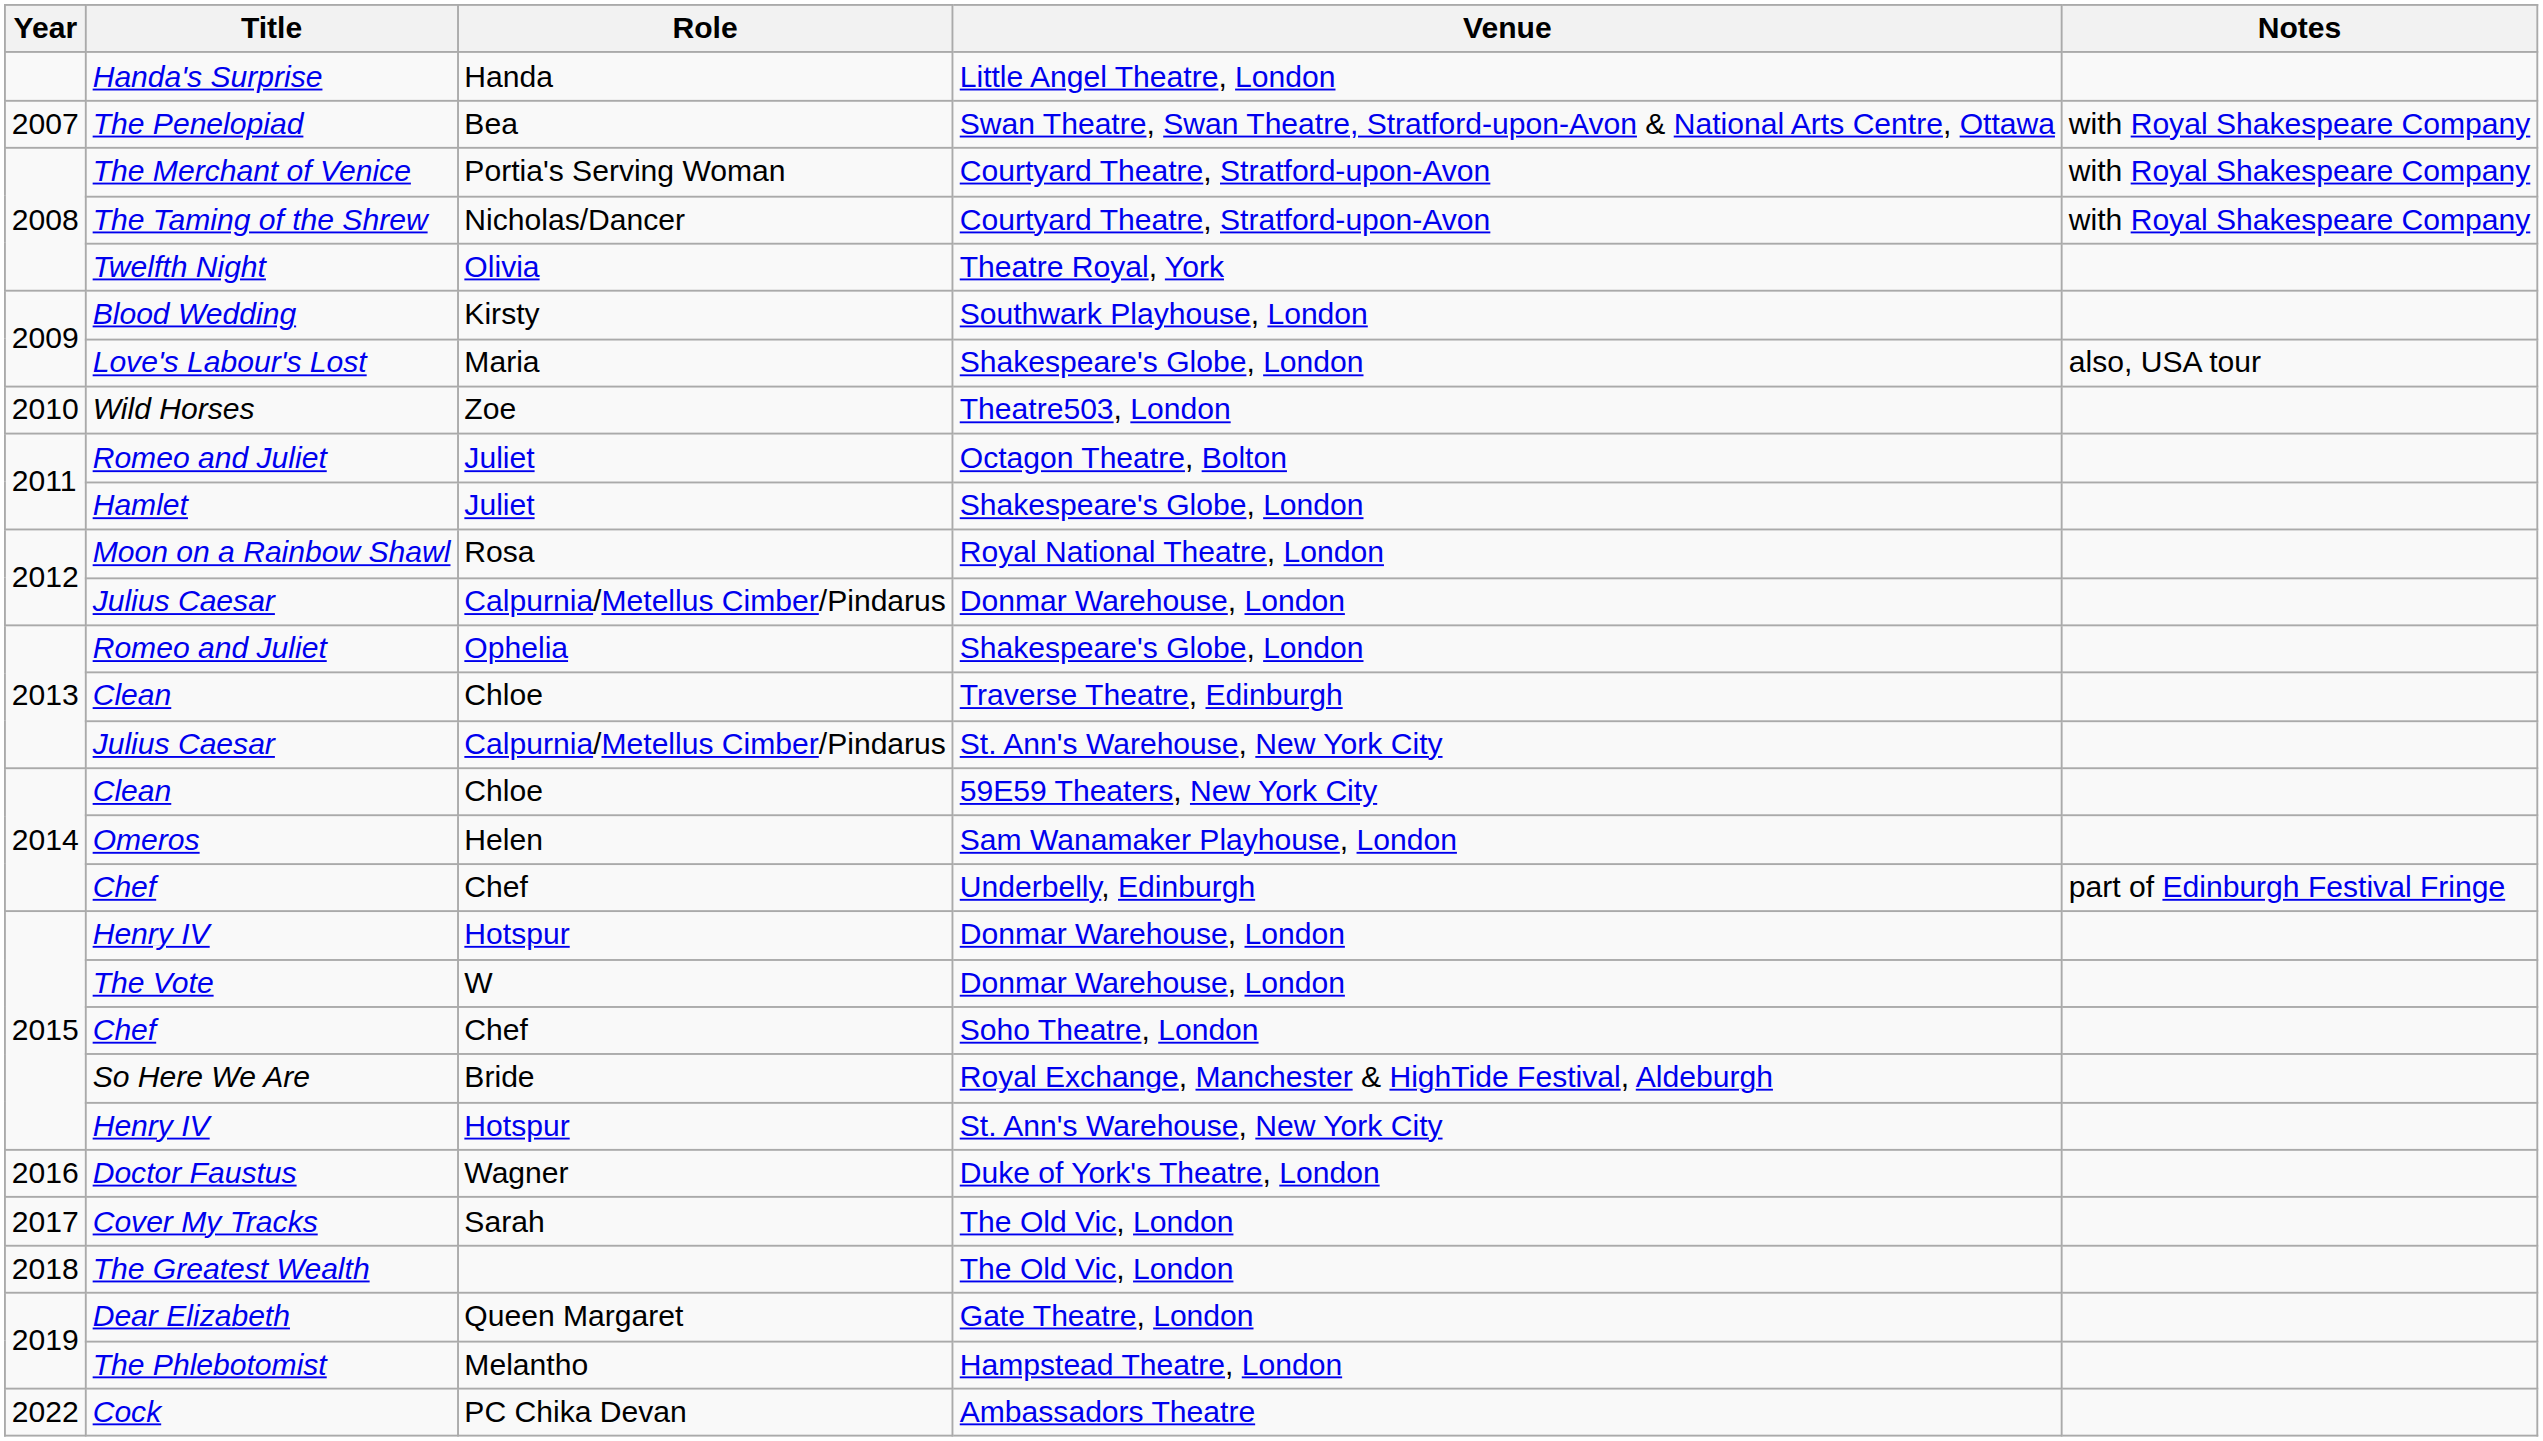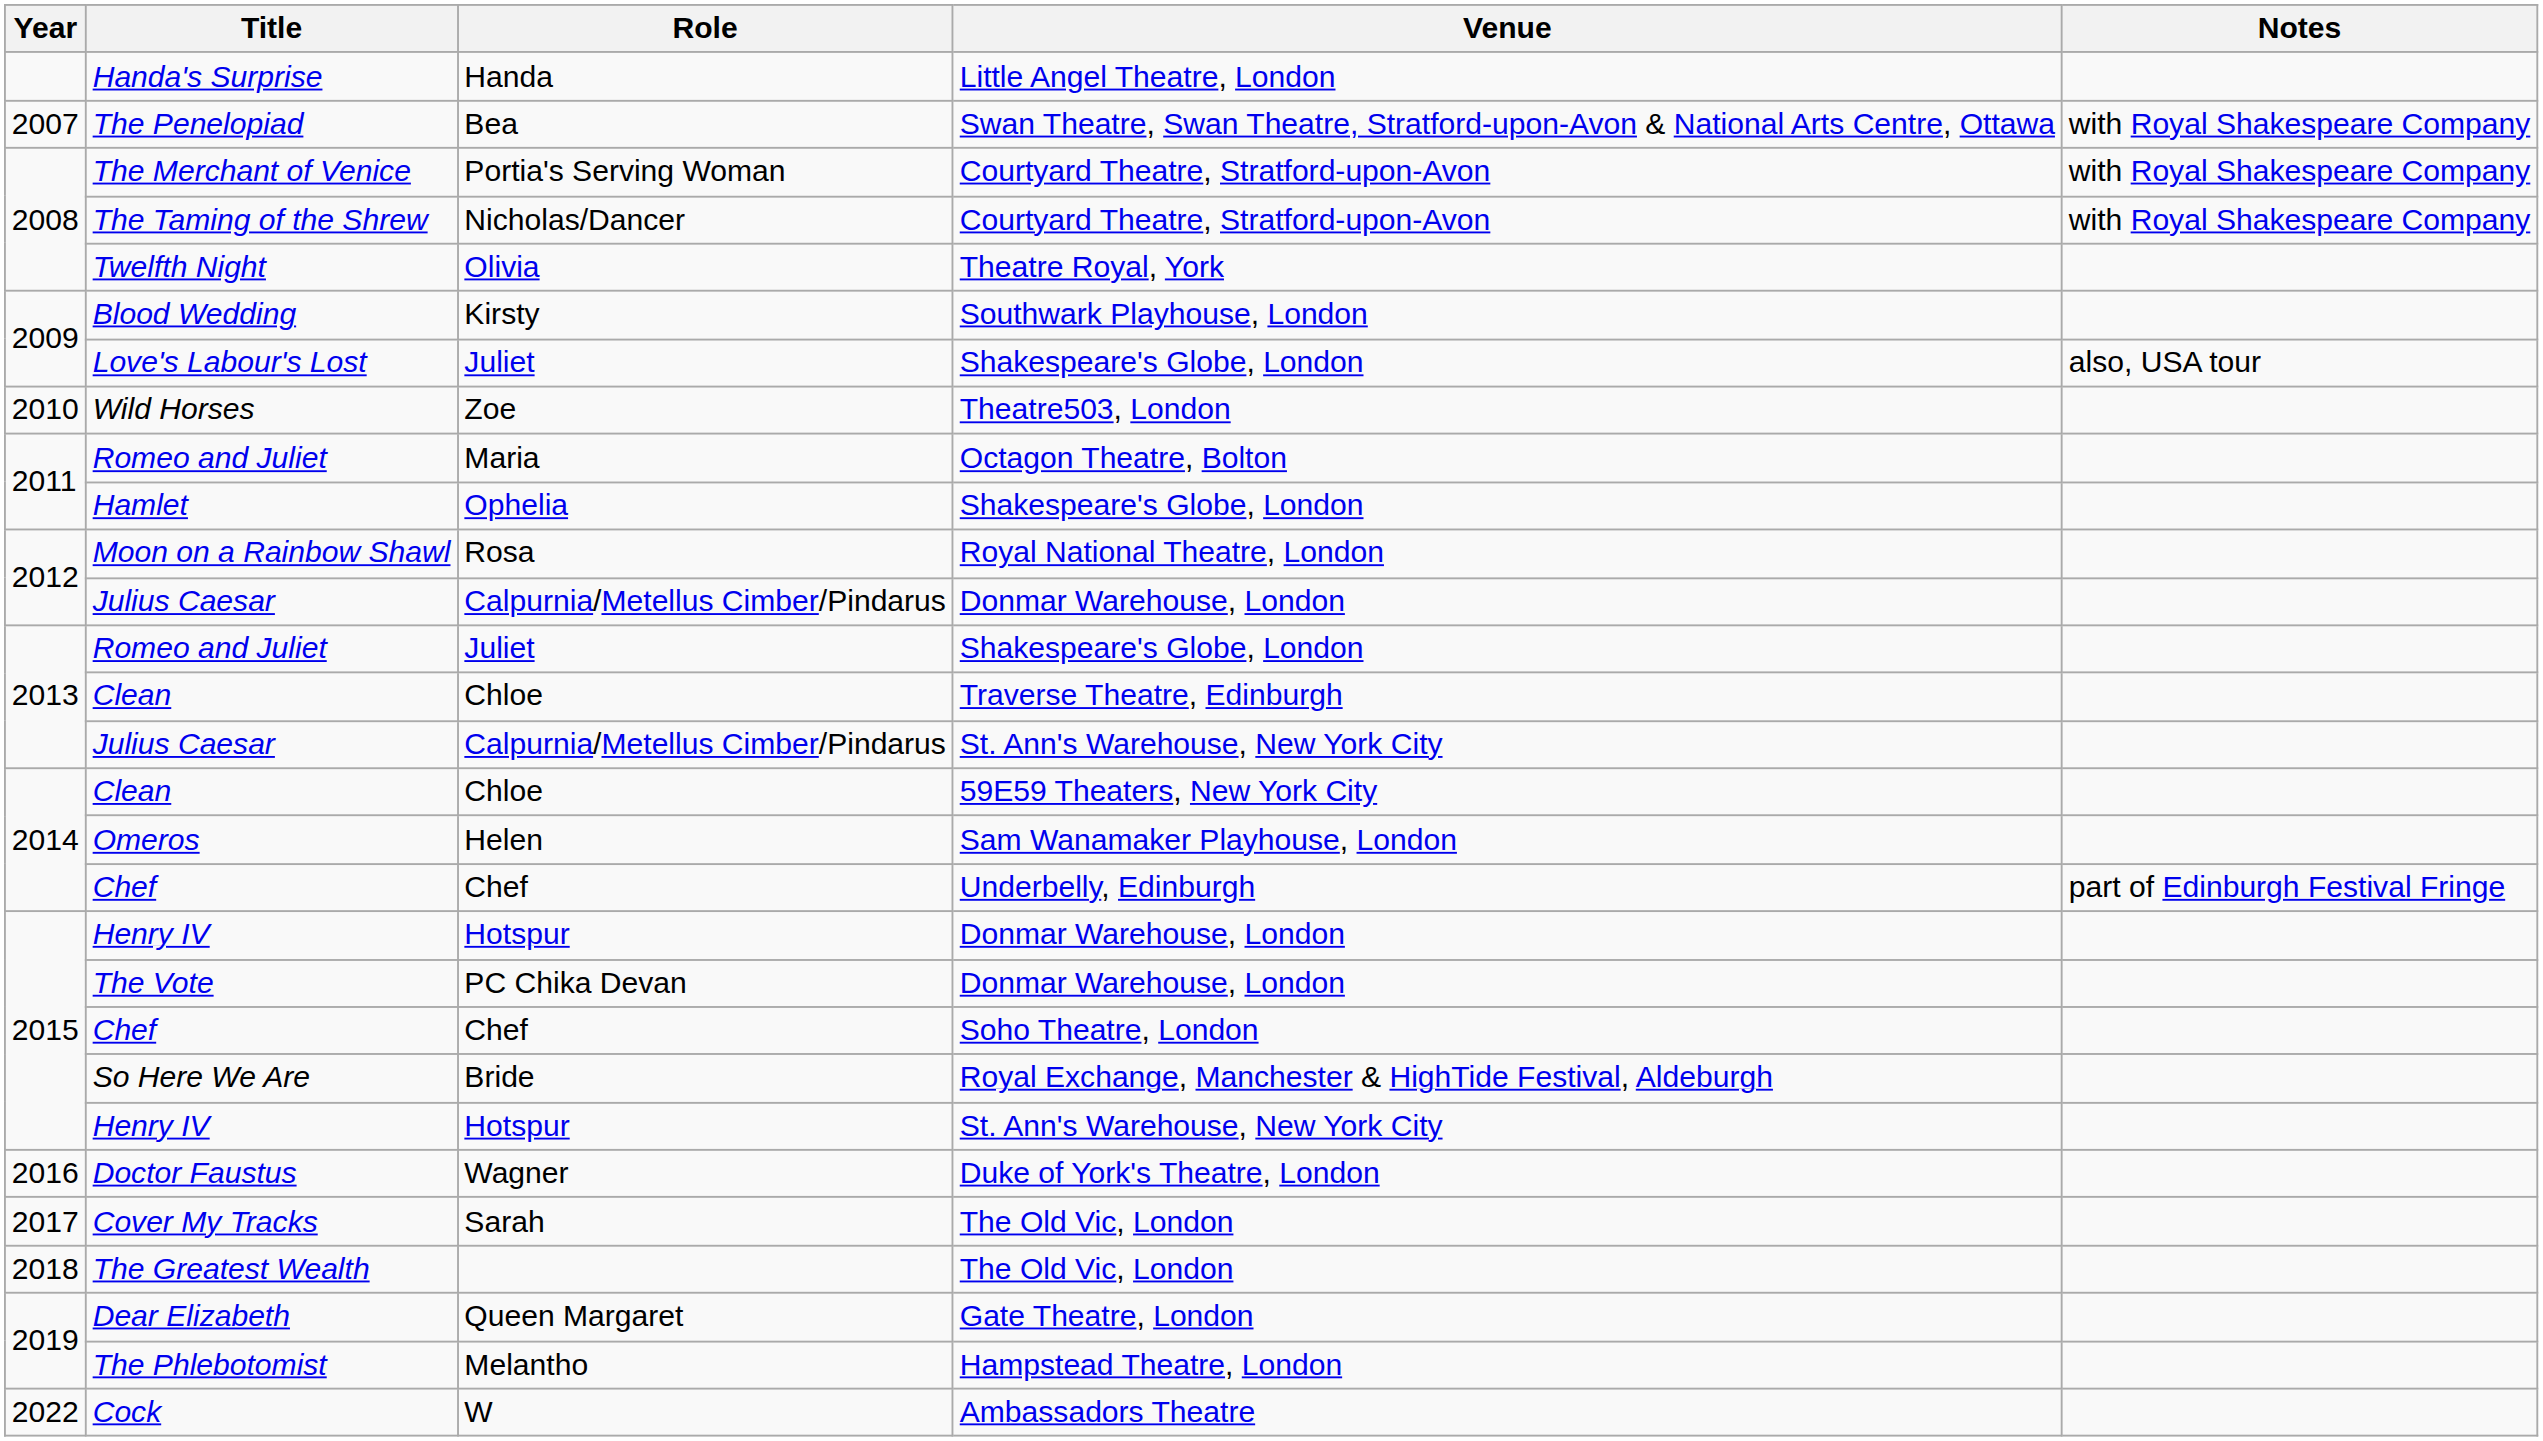(502, 362) Maria -> (499, 362) Juliet
(499, 457) Juliet -> (502, 457) Maria
(499, 505) Juliet -> (516, 505) Ophelia
(516, 648) Ophelia -> (499, 648) Juliet
(479, 982) W -> (576, 982) PC Chika Devan
(576, 1411) PC Chika Devan -> (479, 1411) W
